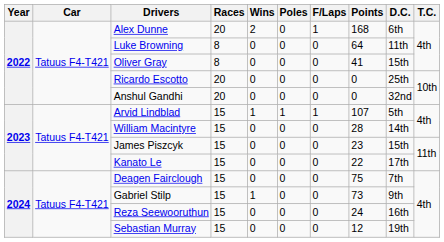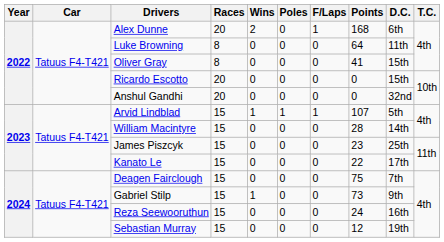(399, 79) 25th -> (399, 79) 15th
(399, 146) 15th -> (399, 146) 25th
